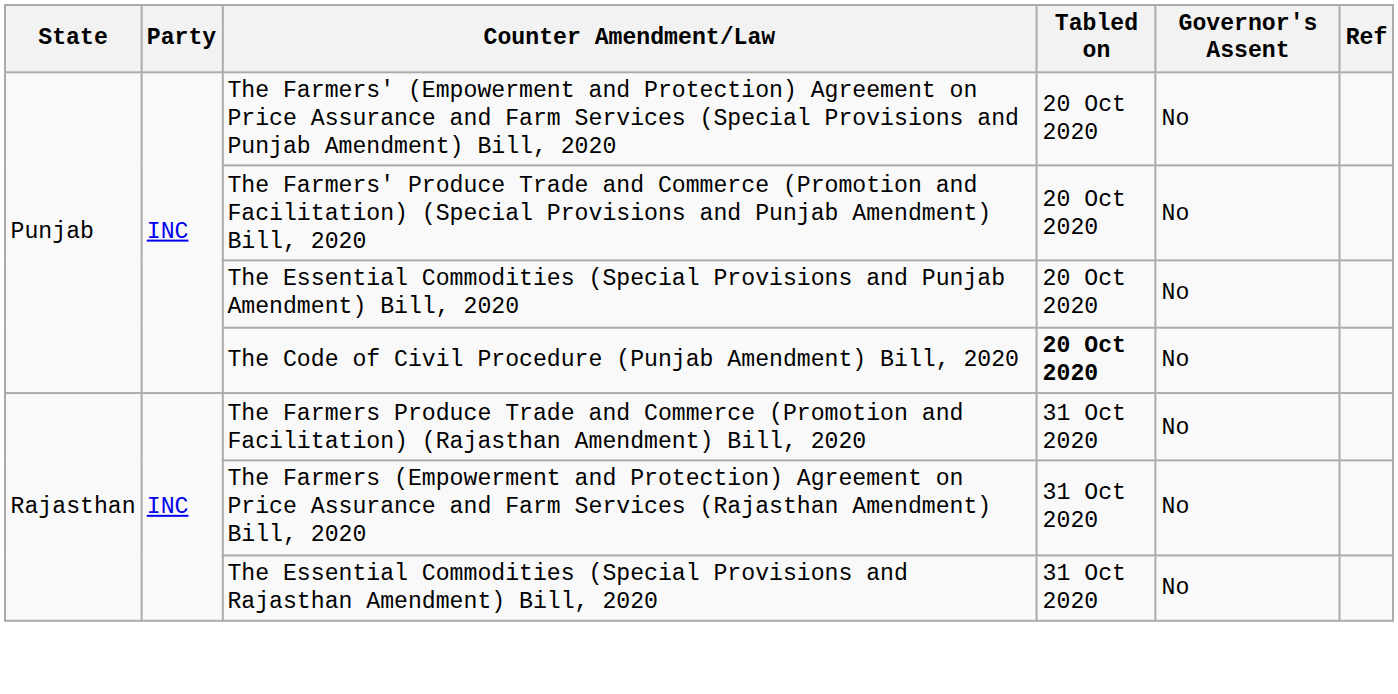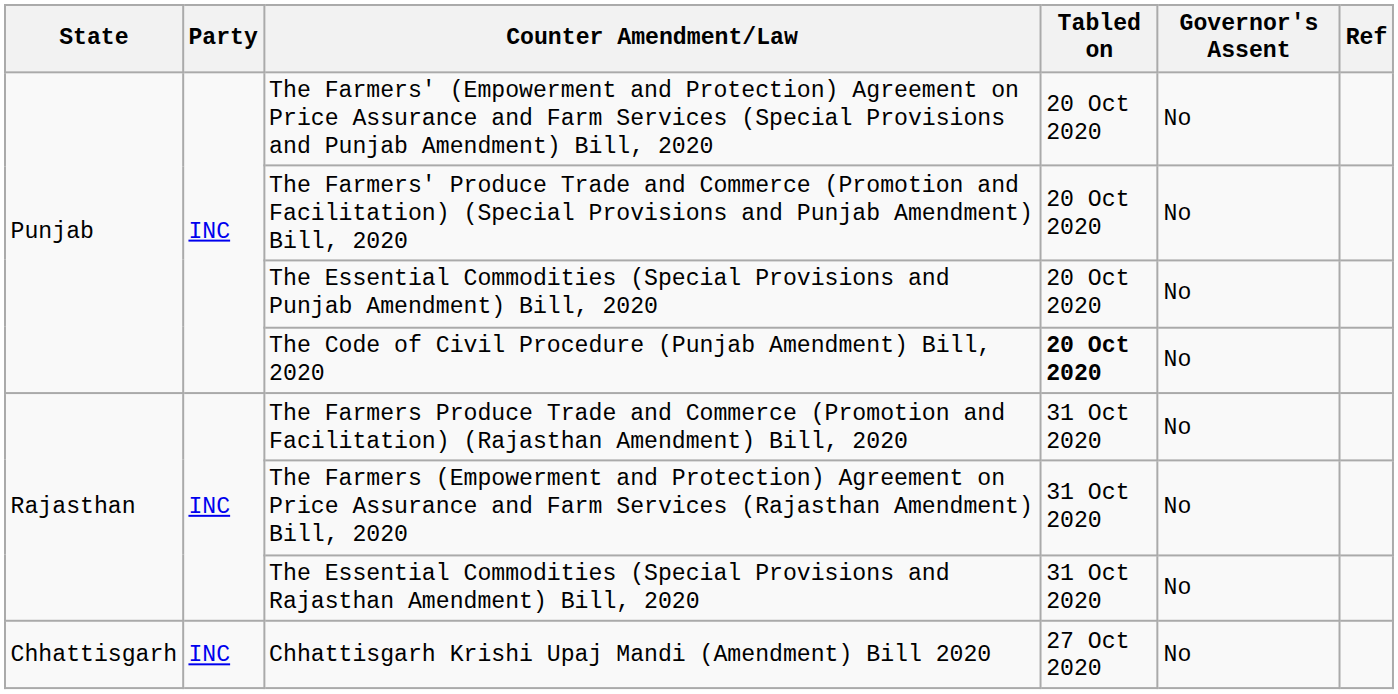+ row: (630, 654)
